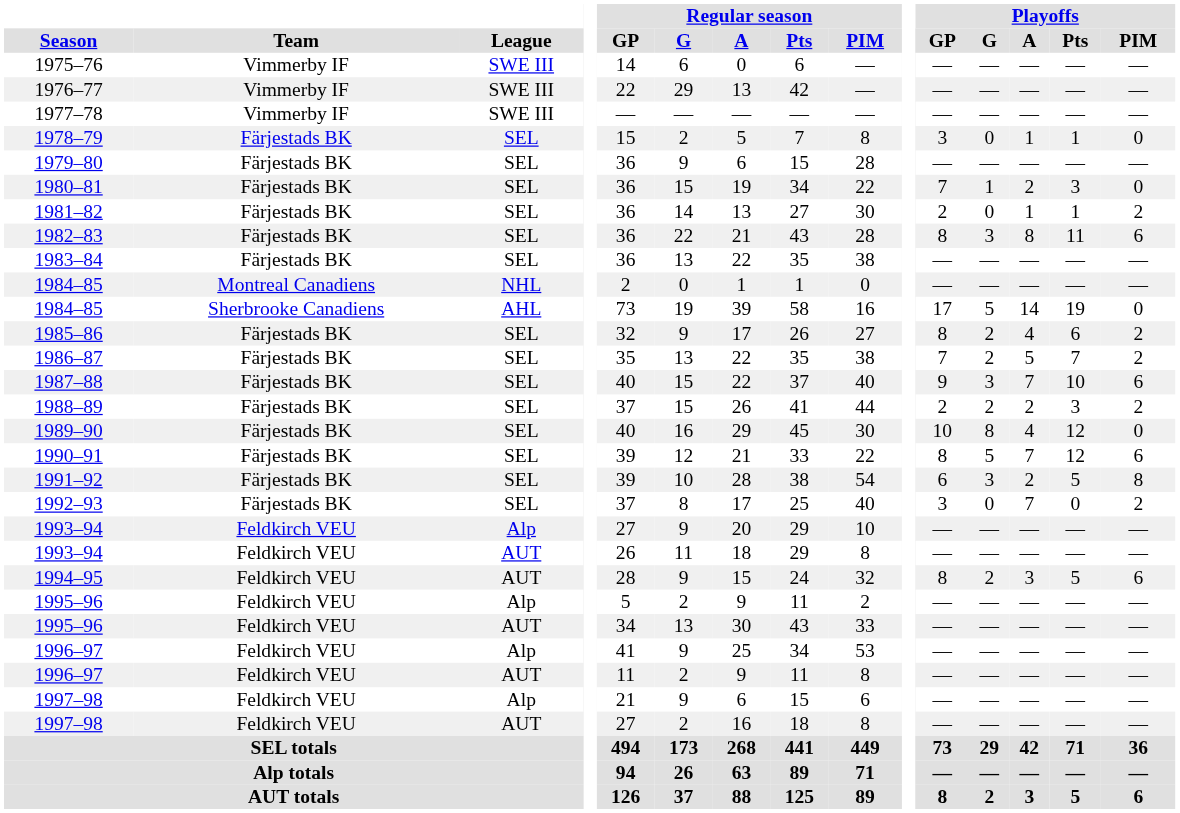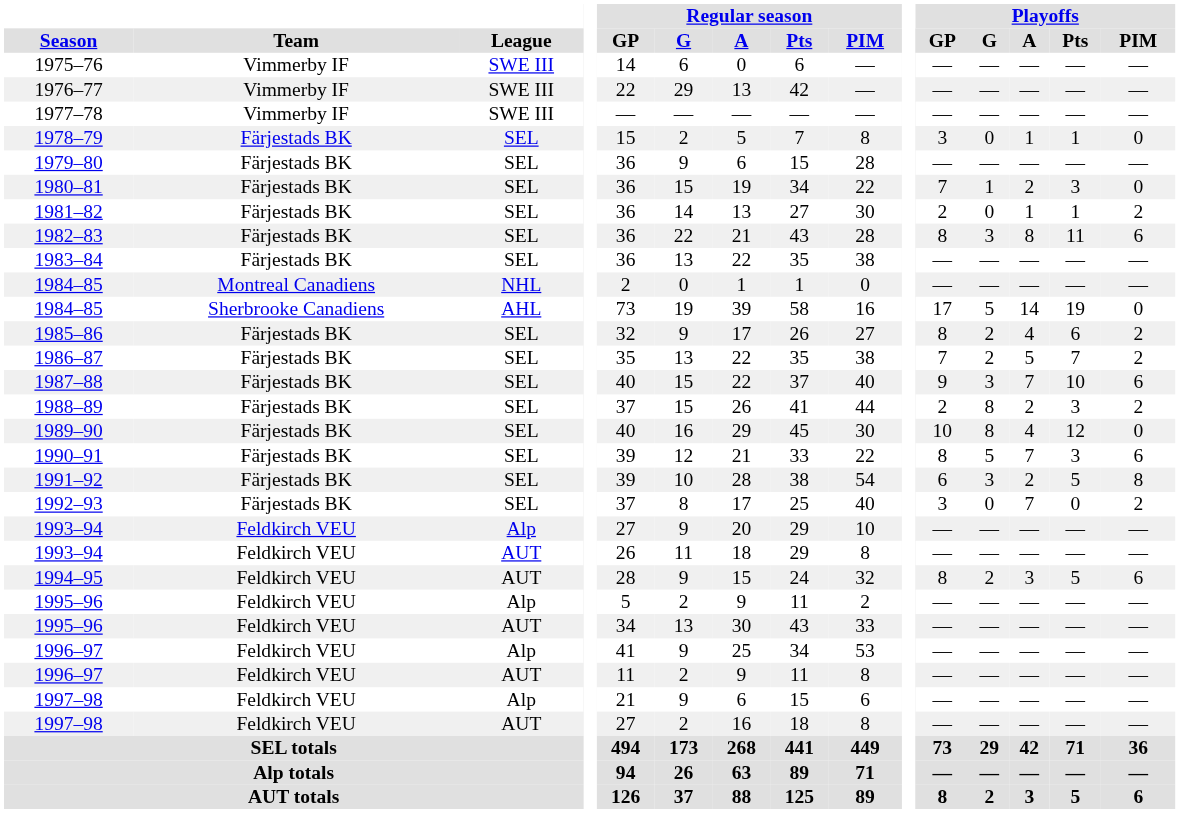(989, 406) 2 -> (989, 406) 8
(1075, 455) 12 -> (1075, 455) 3
